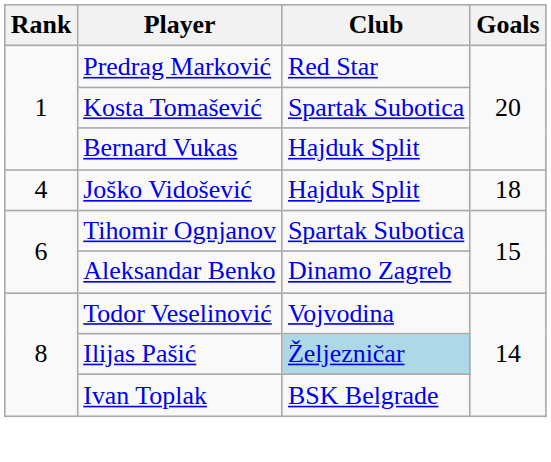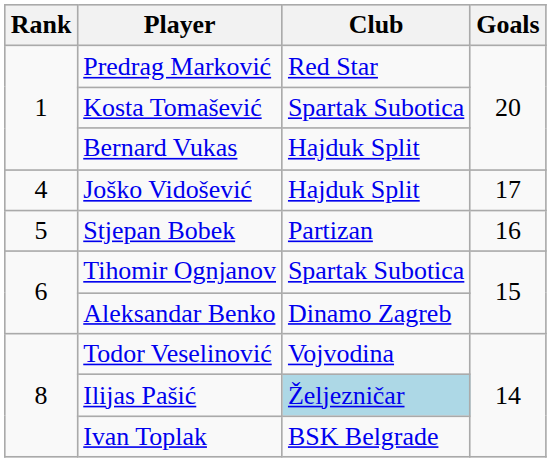(508, 189) 18 -> (508, 189) 17
+ row: (159, 230)
